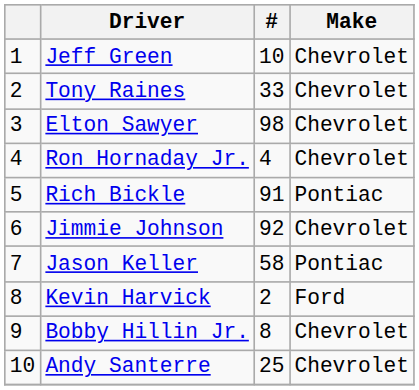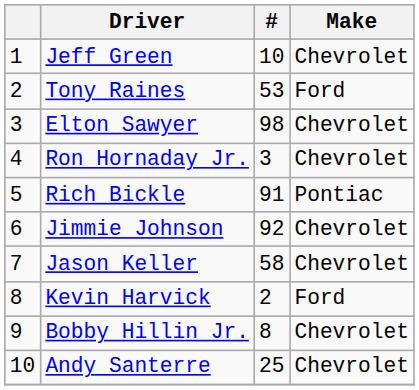(272, 91) 33 -> (272, 91) 53
(352, 91) Chevrolet -> (320, 91) Ford
(265, 160) 4 -> (265, 160) 3
(339, 264) Pontiac -> (352, 264) Chevrolet
